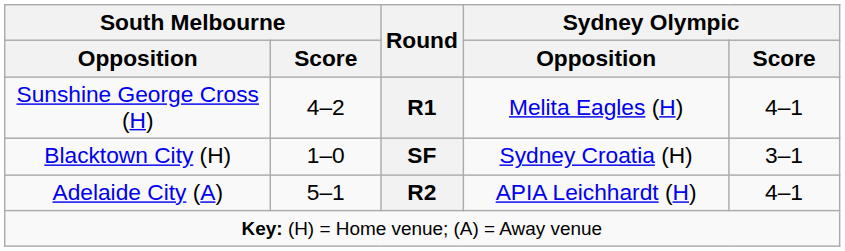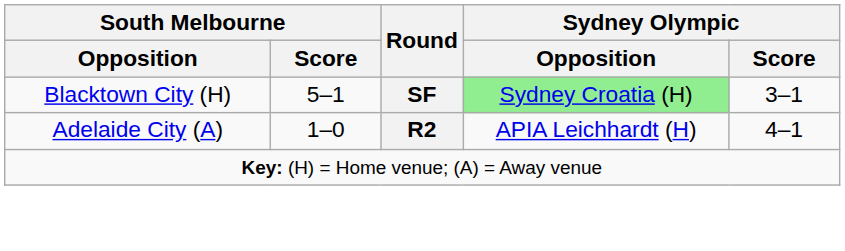- row: (138, 107)
(326, 156) 1–0 -> (326, 94) 5–1
(596, 156) no background -> (596, 94) lightgreen background
(326, 192) 5–1 -> (326, 130) 1–0
